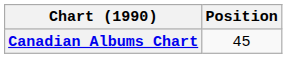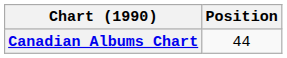(242, 41) 45 -> (242, 41) 44
